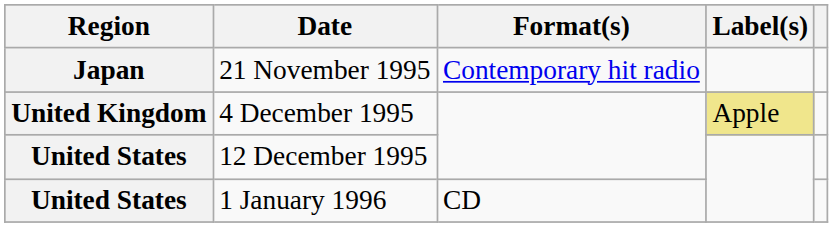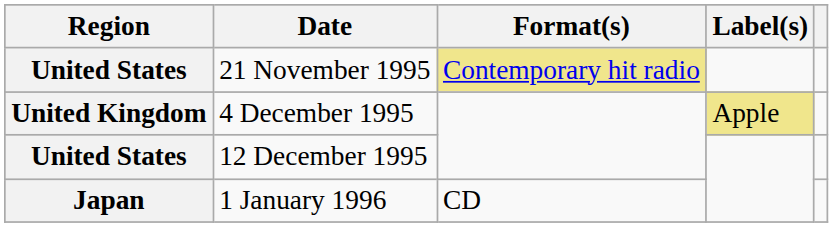(109, 69) Japan -> (109, 69) United States
(571, 69) no background -> (571, 69) khaki background
(109, 199) United States -> (109, 199) Japan
